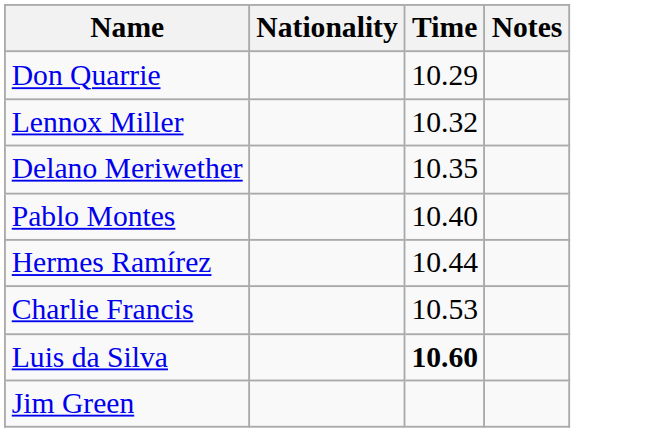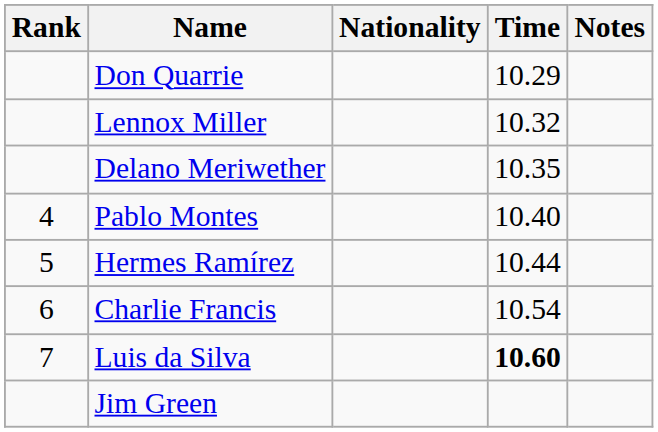+ column: (46, 27)
(445, 309) 10.53 -> (527, 309) 10.54
